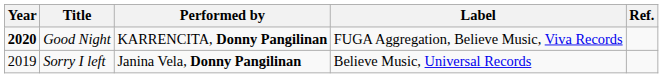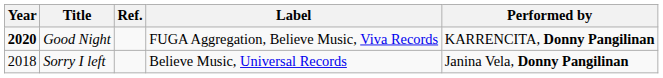columns swapped: (222, 15) <-> (642, 15)
(22, 61) 2019 -> (22, 61) 2018
